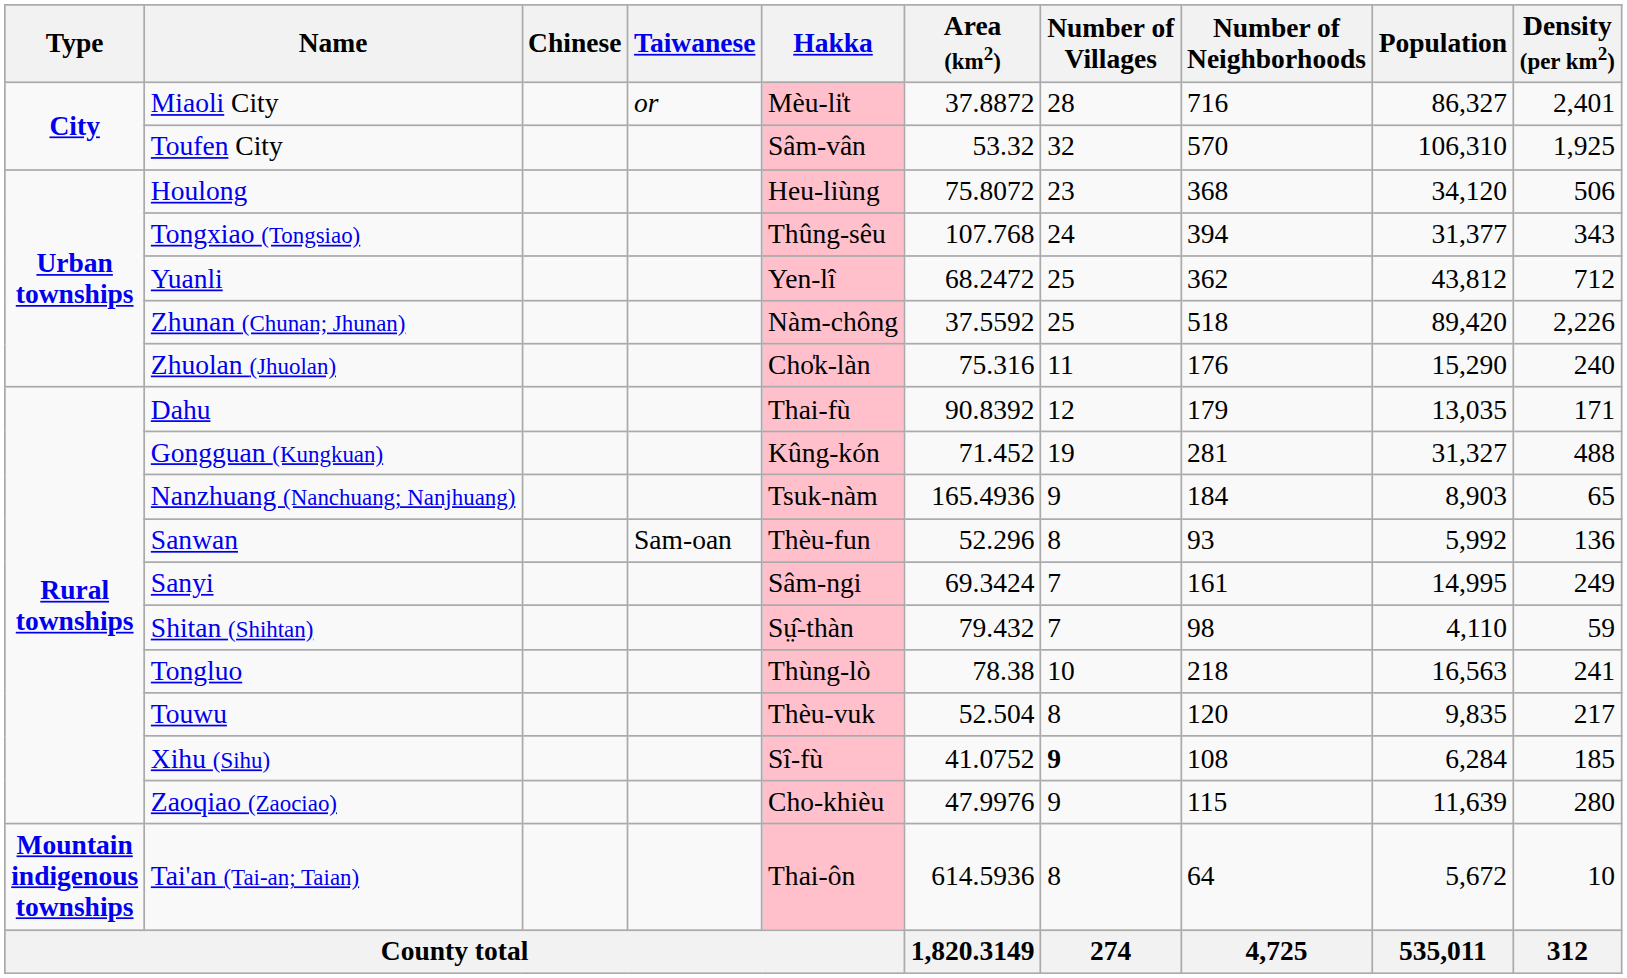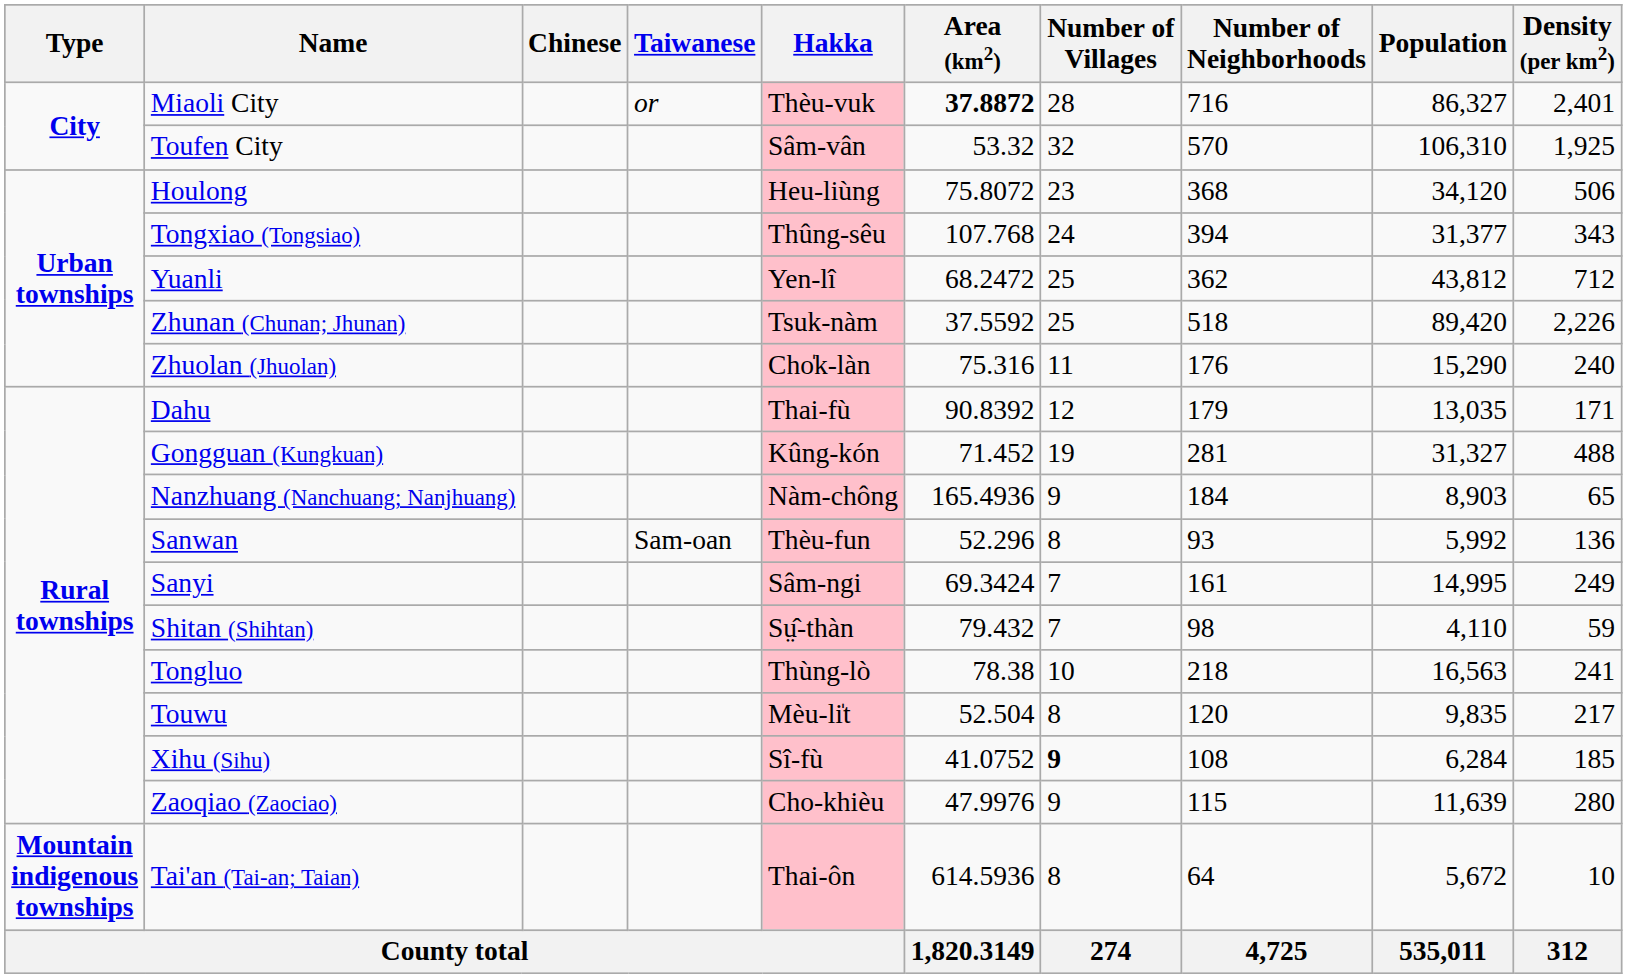(809, 103) Mèu-li̍t -> (822, 103) Thèu-vuk
(990, 103) normal -> (990, 103) bold
(833, 321) Nàm-chông -> (823, 321) Tsuk-nàm
(823, 496) Tsuk-nàm -> (833, 496) Nàm-chông
(822, 714) Thèu-vuk -> (809, 714) Mèu-li̍t
